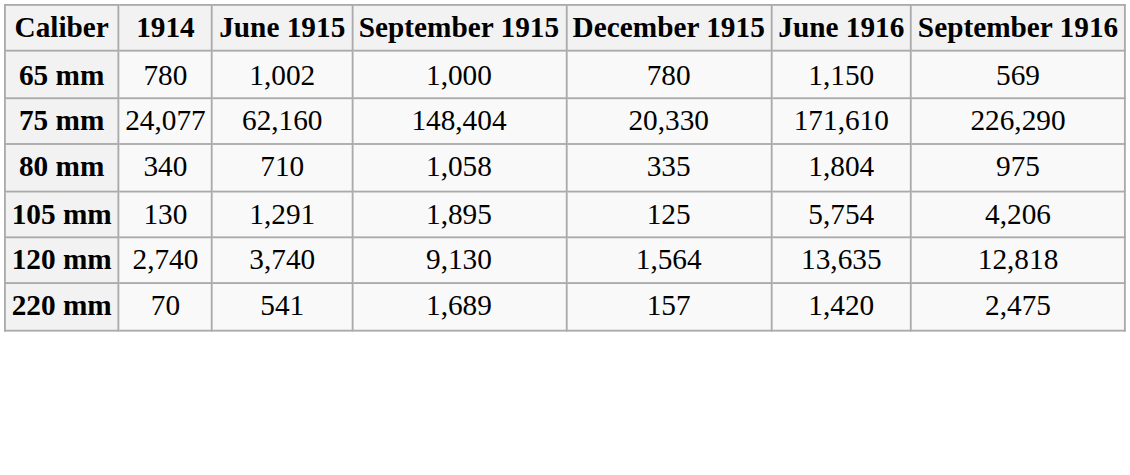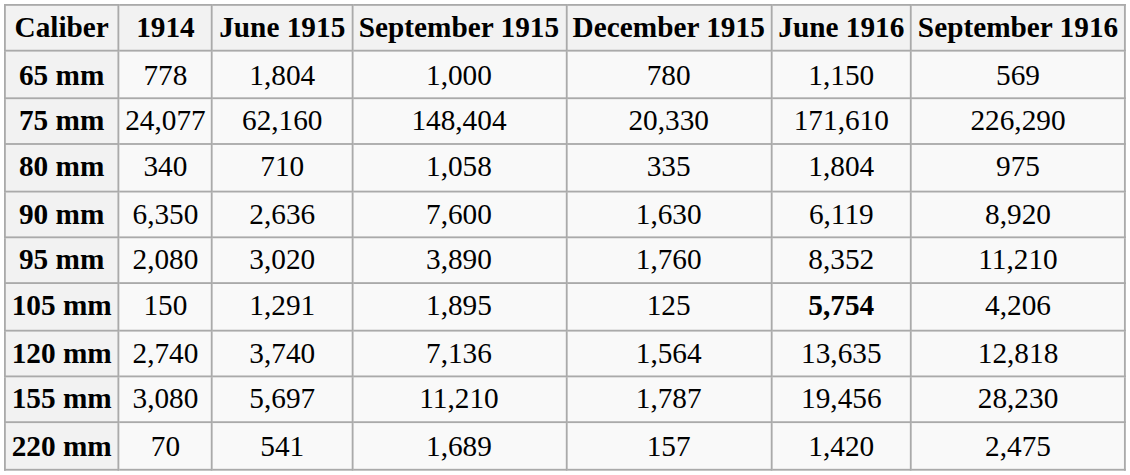(165, 74) 780 -> (165, 74) 778
(282, 74) 1,002 -> (282, 74) 1,804
+ row: (62, 213)
+ row: (62, 259)
(165, 213) 130 -> (165, 306) 150
(841, 213) normal -> (841, 306) bold
(459, 259) 9,130 -> (459, 352) 7,136
+ row: (62, 399)
